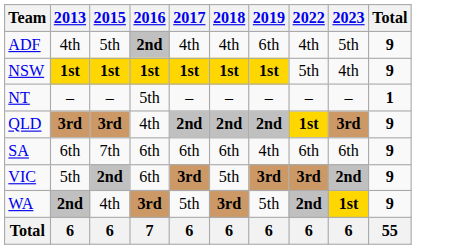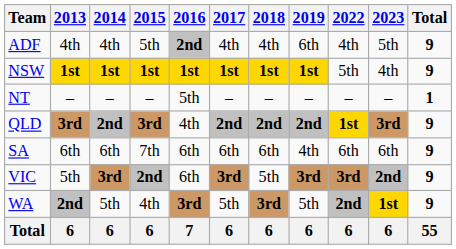+ column: (110, 18)
